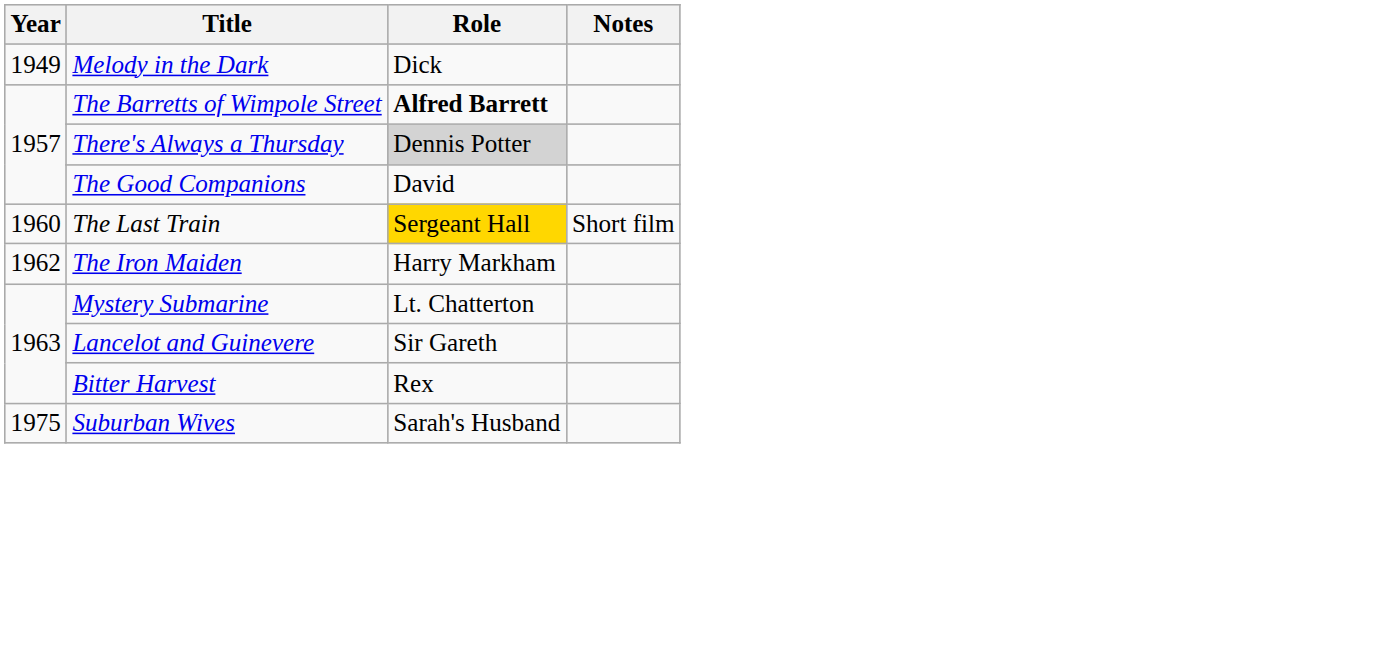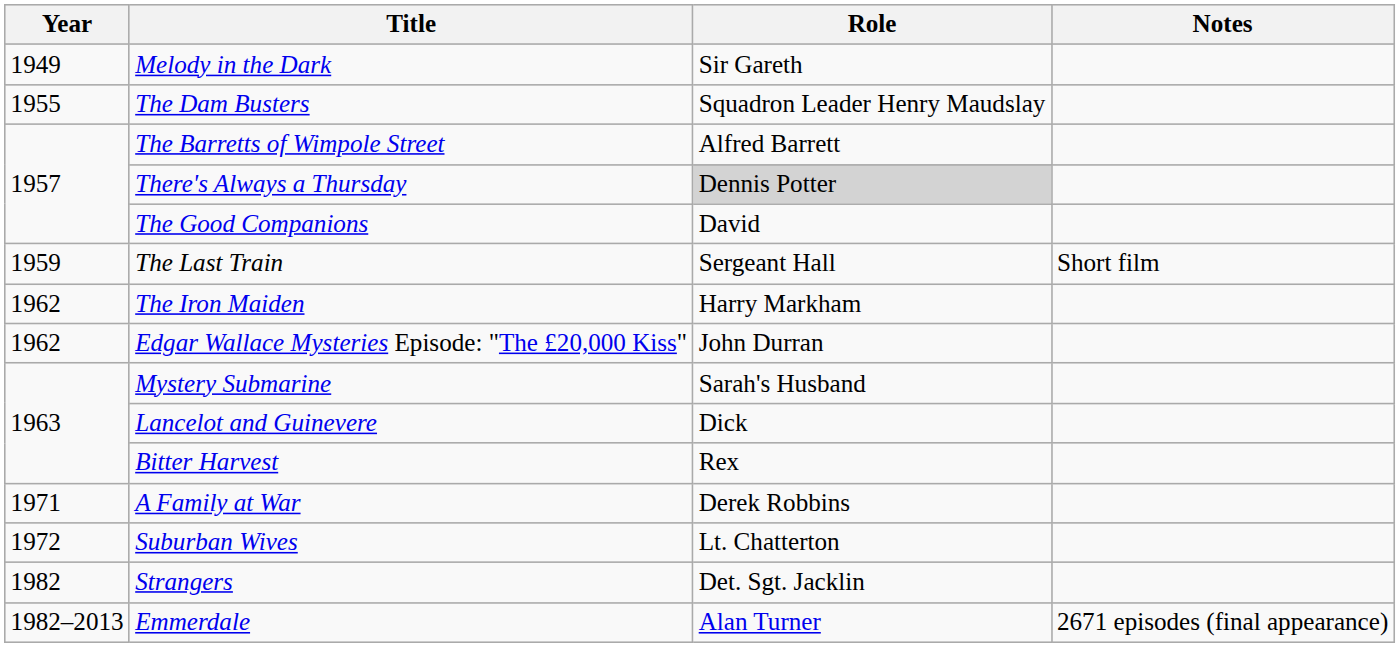(418, 64) Dick -> (751, 64) Sir Gareth
+ row: (222, 104)
(471, 104) bold -> (769, 143) normal
(36, 223) 1960 -> (36, 263) 1959
(462, 223) gold background -> (767, 263) no background
+ row: (411, 343)
(464, 303) Lt. Chatterton -> (782, 382) Sarah's Husband
(445, 343) Sir Gareth -> (723, 422) Dick
+ row: (218, 502)
(36, 422) 1975 -> (36, 542) 1972
(477, 422) Sarah's Husband -> (769, 542) Lt. Chatterton
+ row: (184, 582)
+ row: (193, 622)
